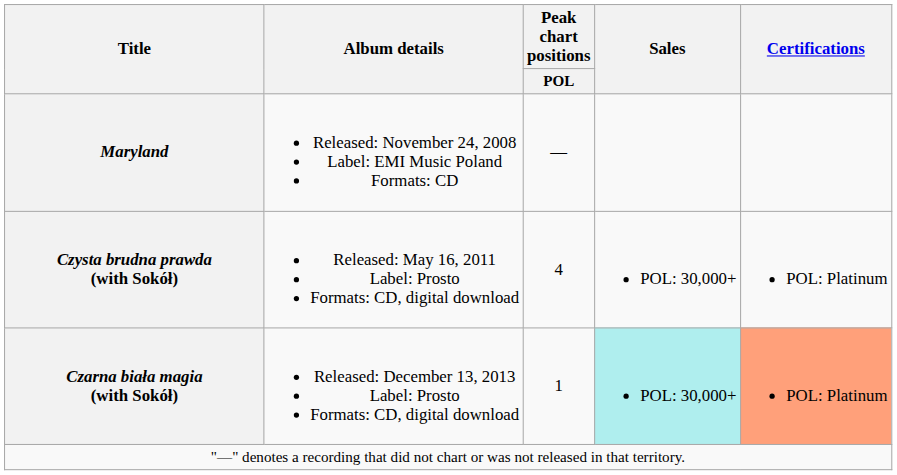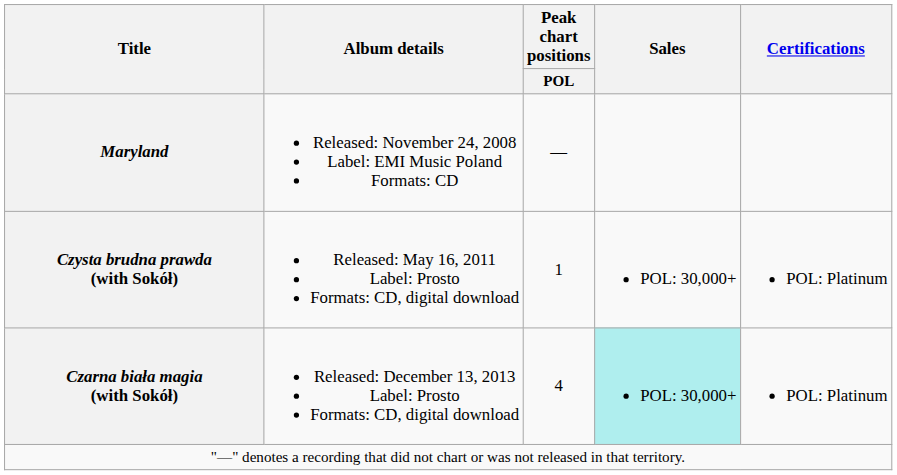(559, 269) 4 -> (559, 269) 1
(559, 386) 1 -> (559, 386) 4
(816, 396) lightsalmon background -> (816, 396) no background
